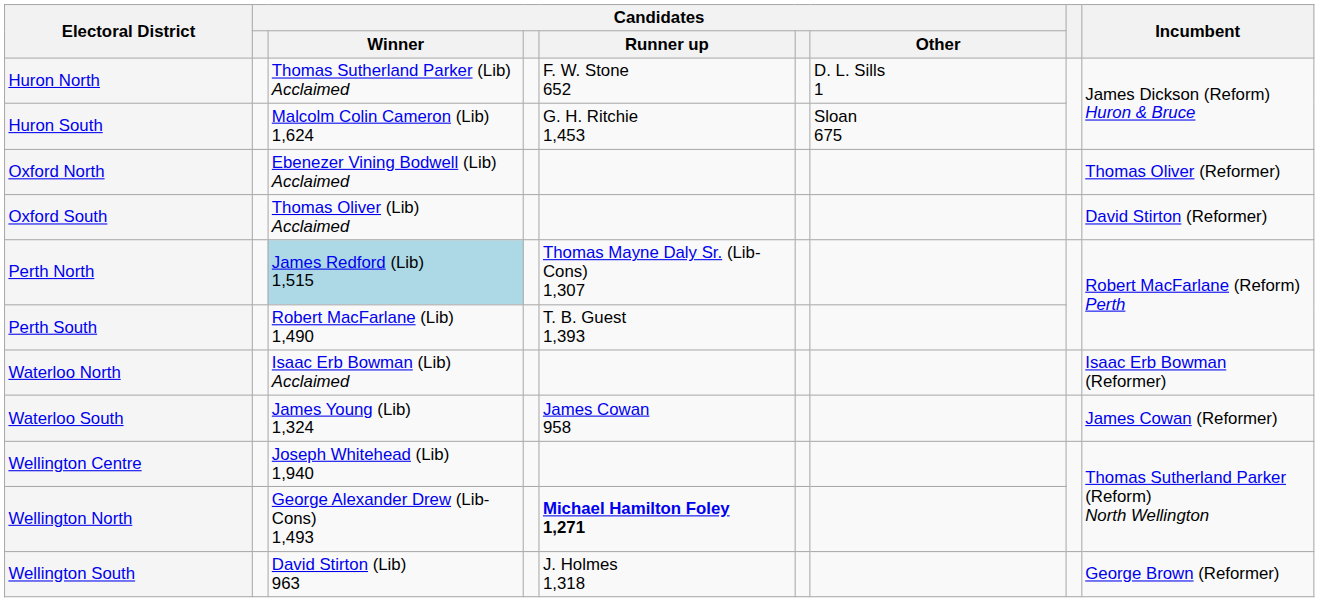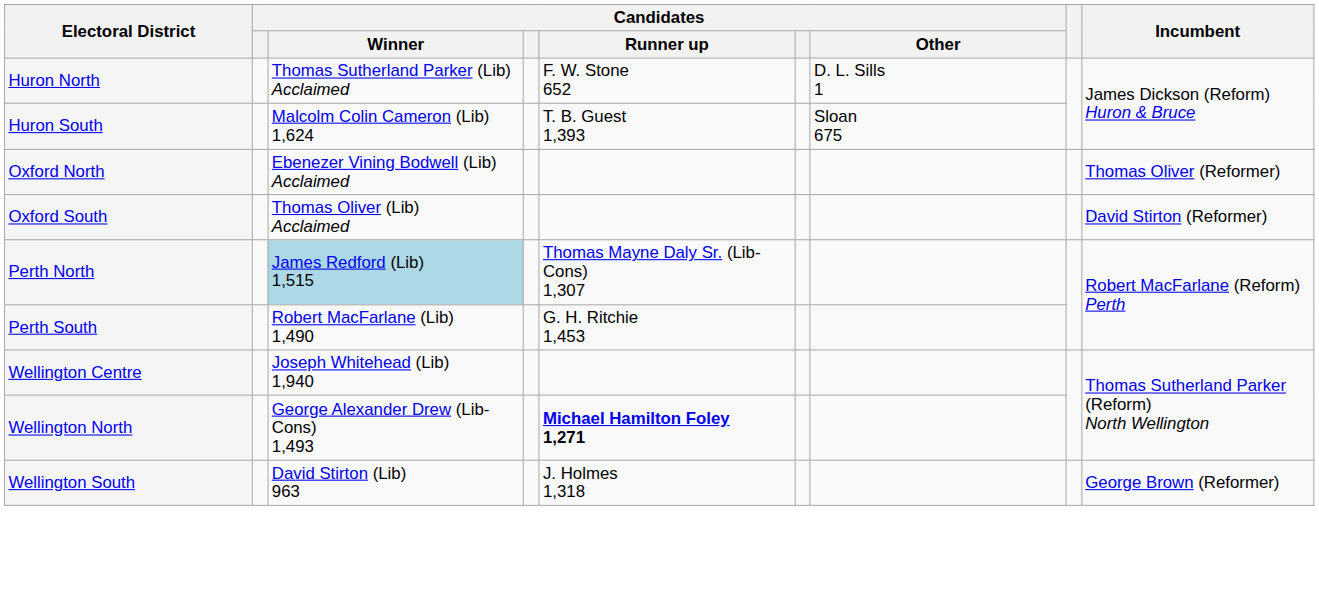(591, 126) G. H. Ritchie 1,453 -> (584, 126) T. B. Guest 1,393
(584, 327) T. B. Guest 1,393 -> (591, 327) G. H. Ritchie 1,453
- row: (65, 372)
- row: (66, 418)
